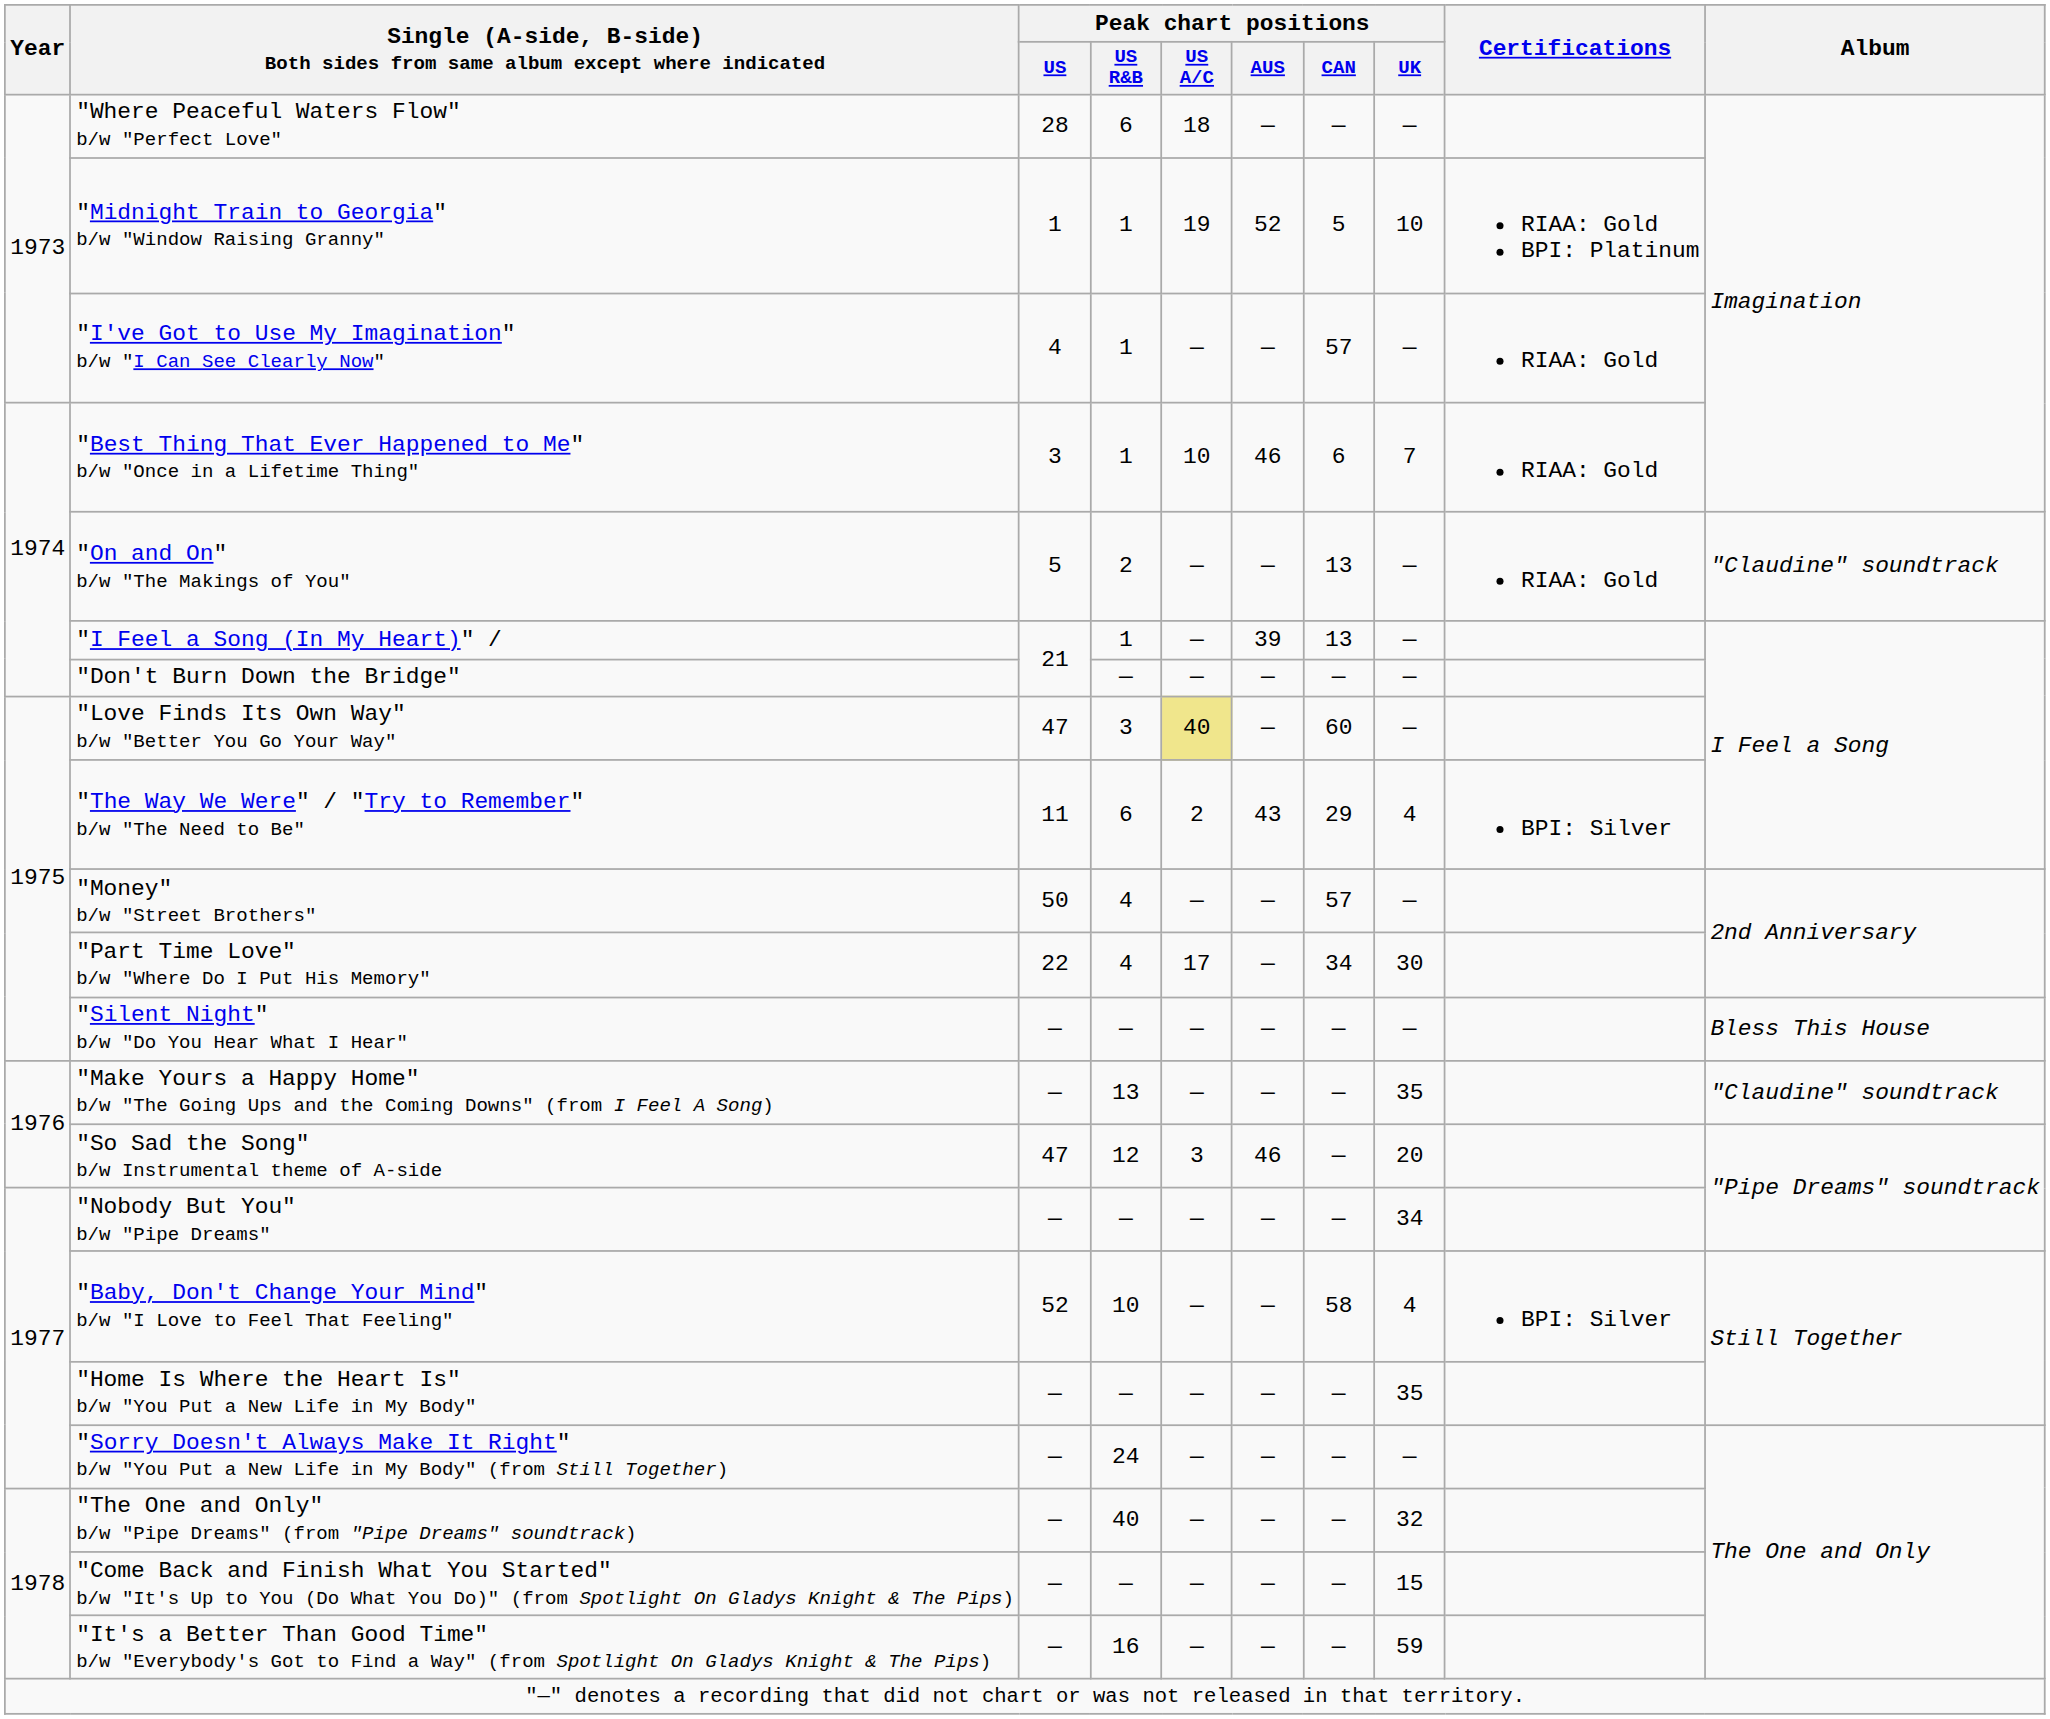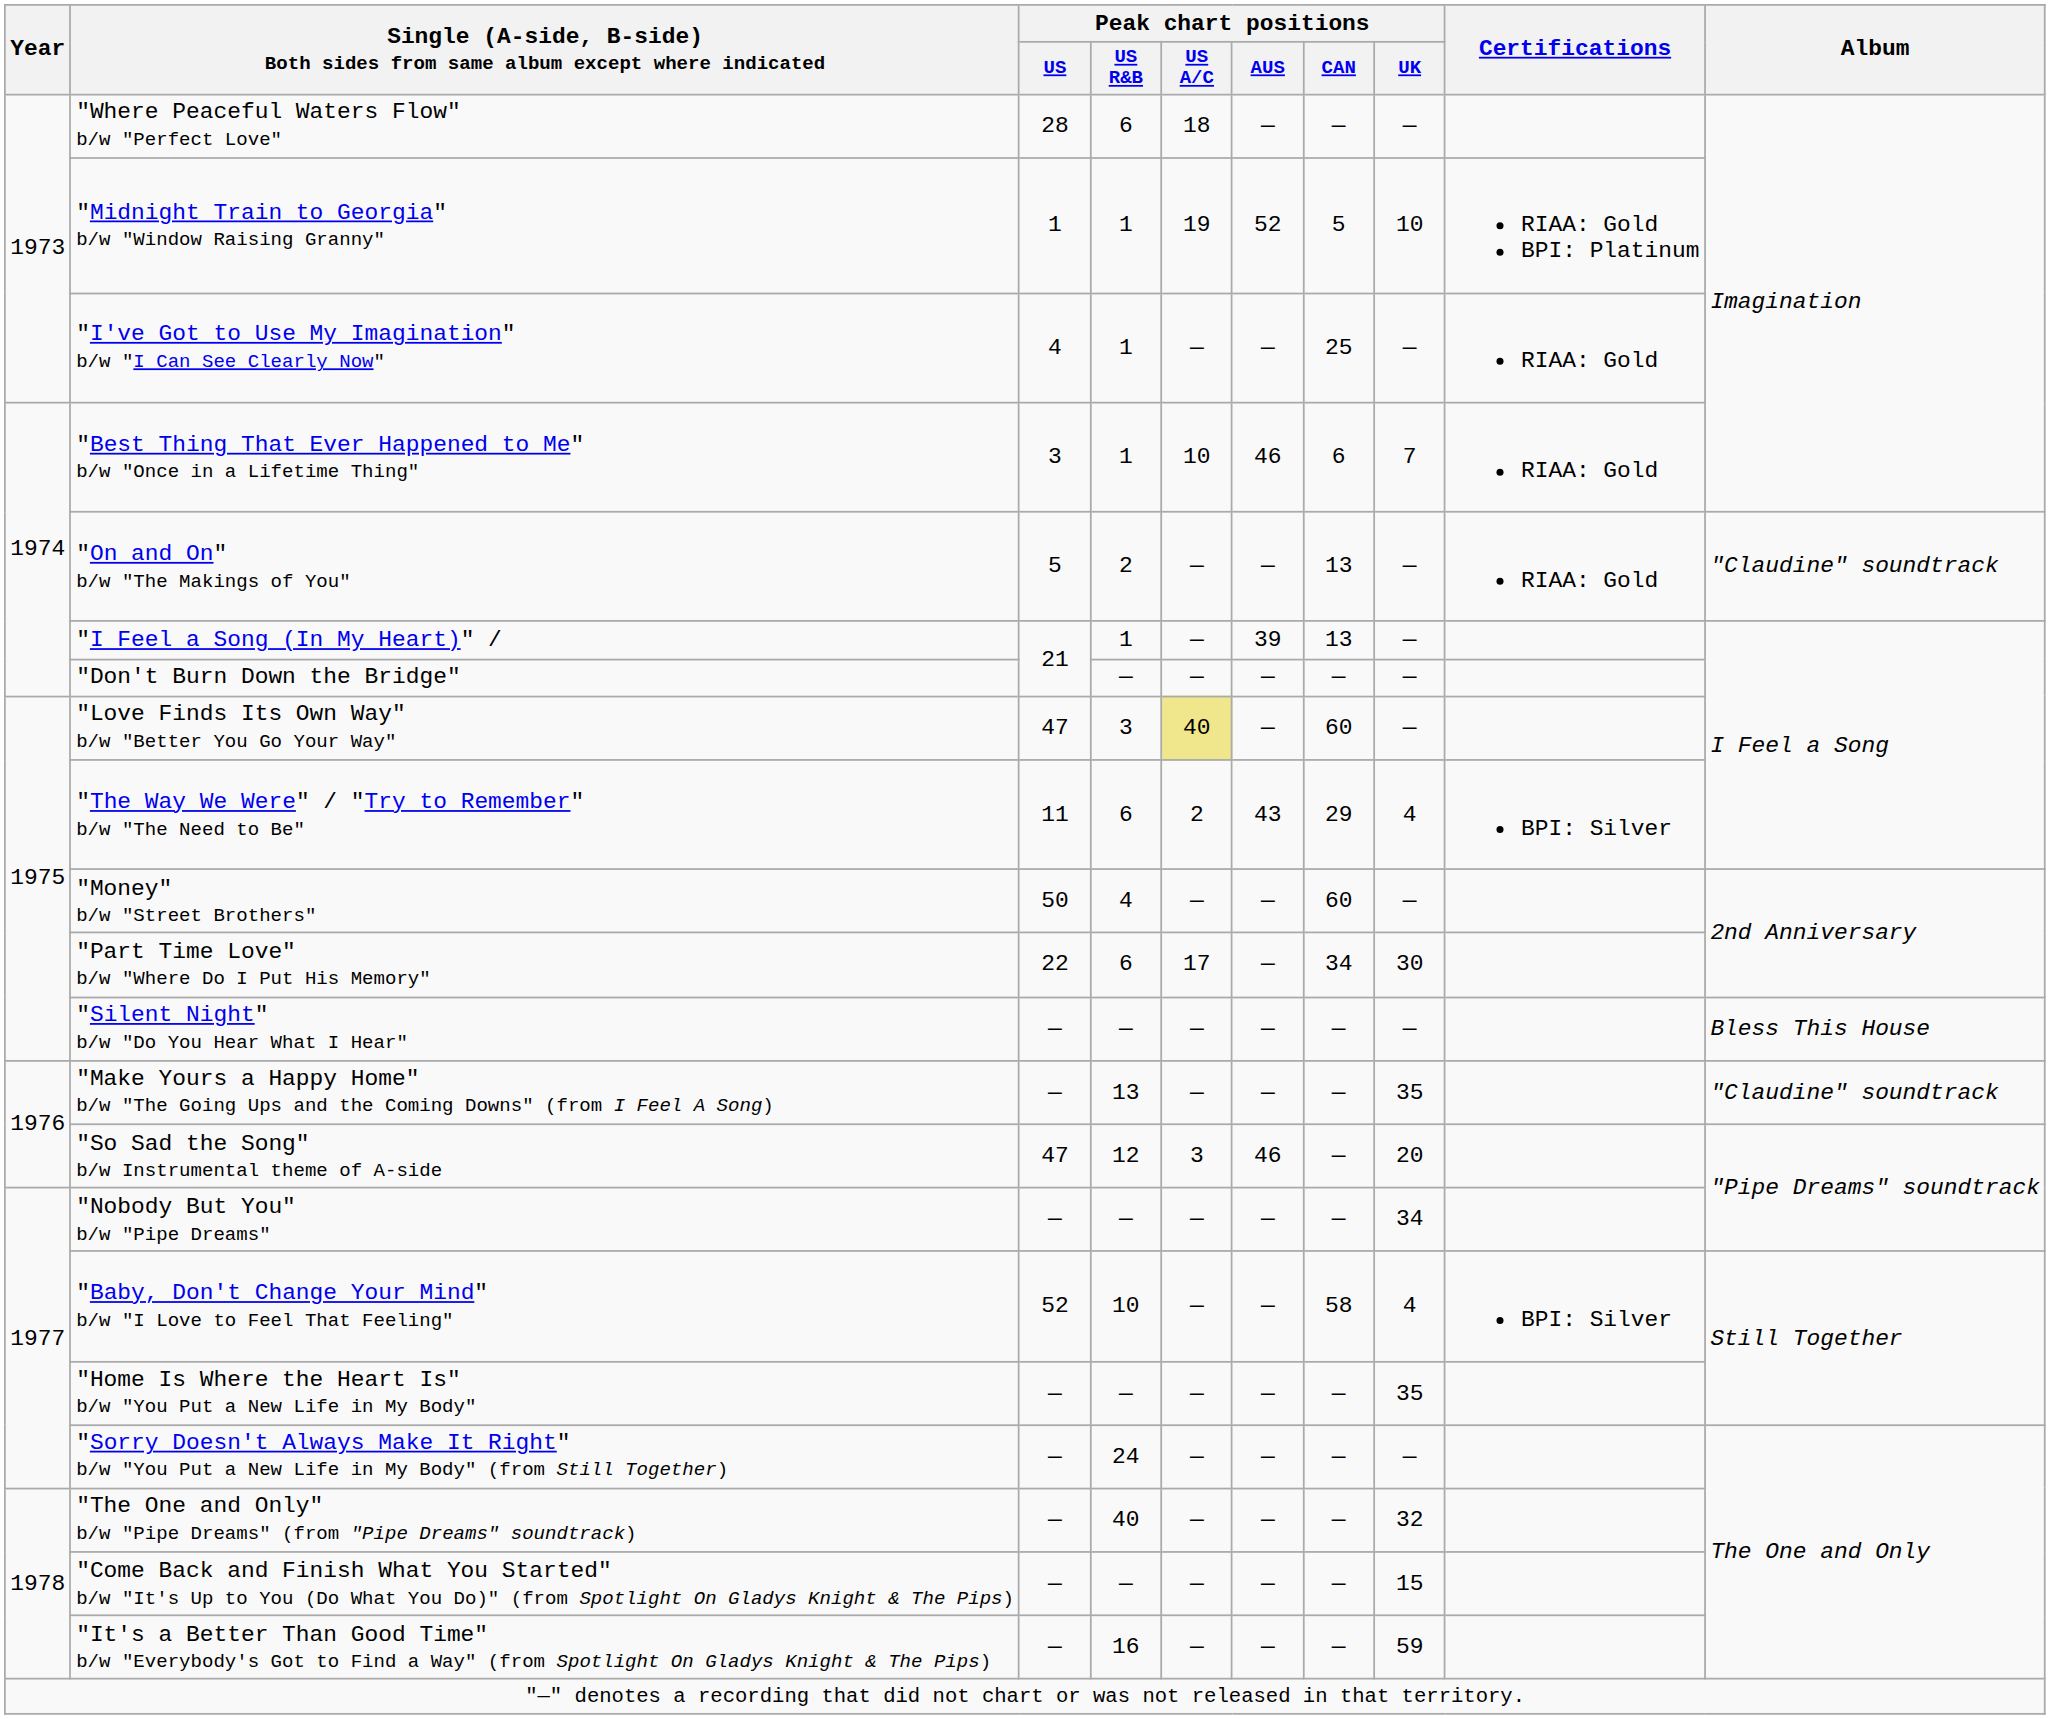(1339, 348) 57 -> (1339, 348) 25
(1339, 901) 57 -> (1339, 901) 60
(1126, 965) 4 -> (1126, 965) 6
